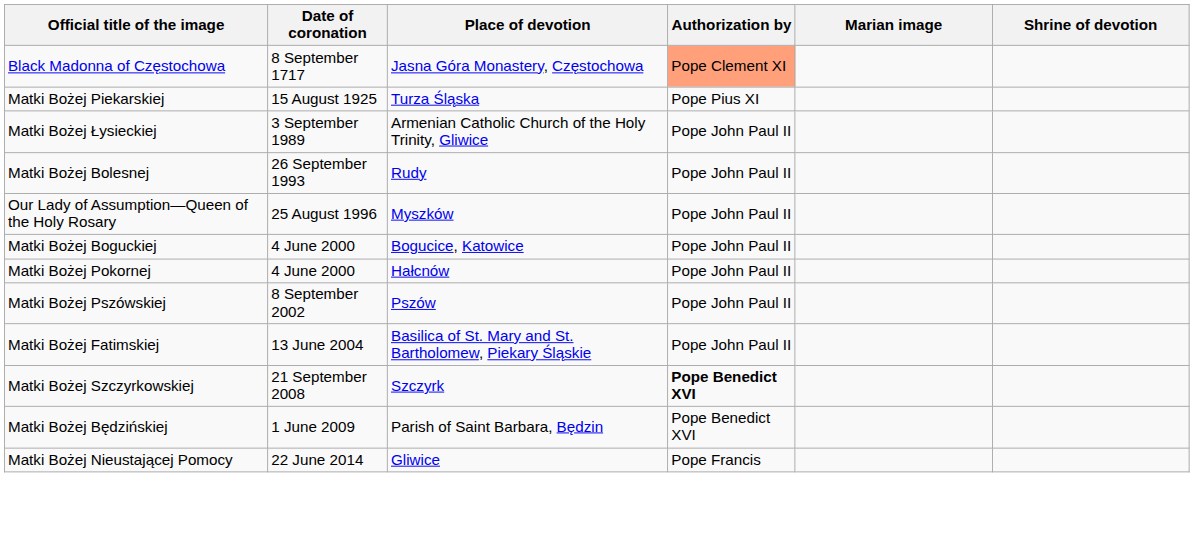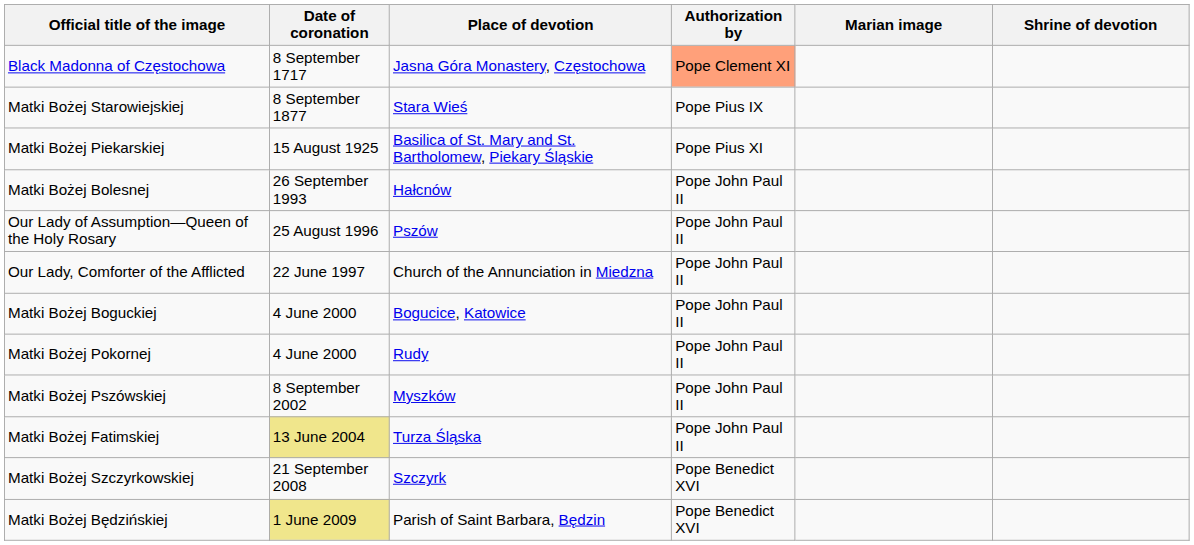+ row: (96, 107)
(435, 98) Turza Śląska -> (493, 148) Basilica of St. Mary and St. Bartholomew, Piekary Śląskie
- row: (82, 131)
(409, 172) Rudy -> (422, 189) Hałcnów
(422, 214) Myszków -> (415, 231) Pszów
+ row: (126, 272)
(420, 270) Hałcnów -> (411, 354) Rudy
(413, 303) Pszów -> (424, 395) Myszków
(317, 344) no background -> (319, 437) khaki background
(491, 344) Basilica of St. Mary and St. Bartholomew, Piekary Śląskie -> (437, 437) Turza Śląska
(724, 385) bold -> (725, 478) normal
(313, 427) no background -> (315, 519) khaki background
- row: (120, 459)
